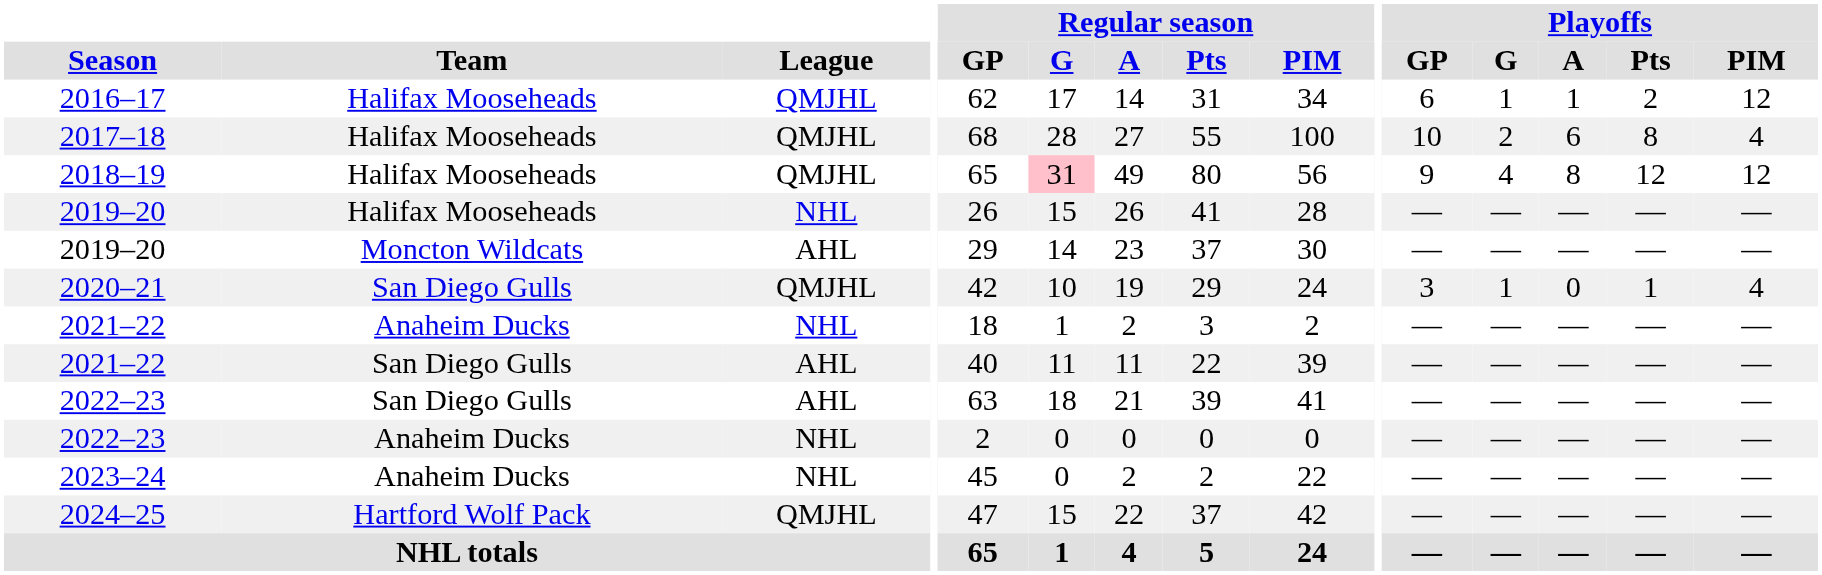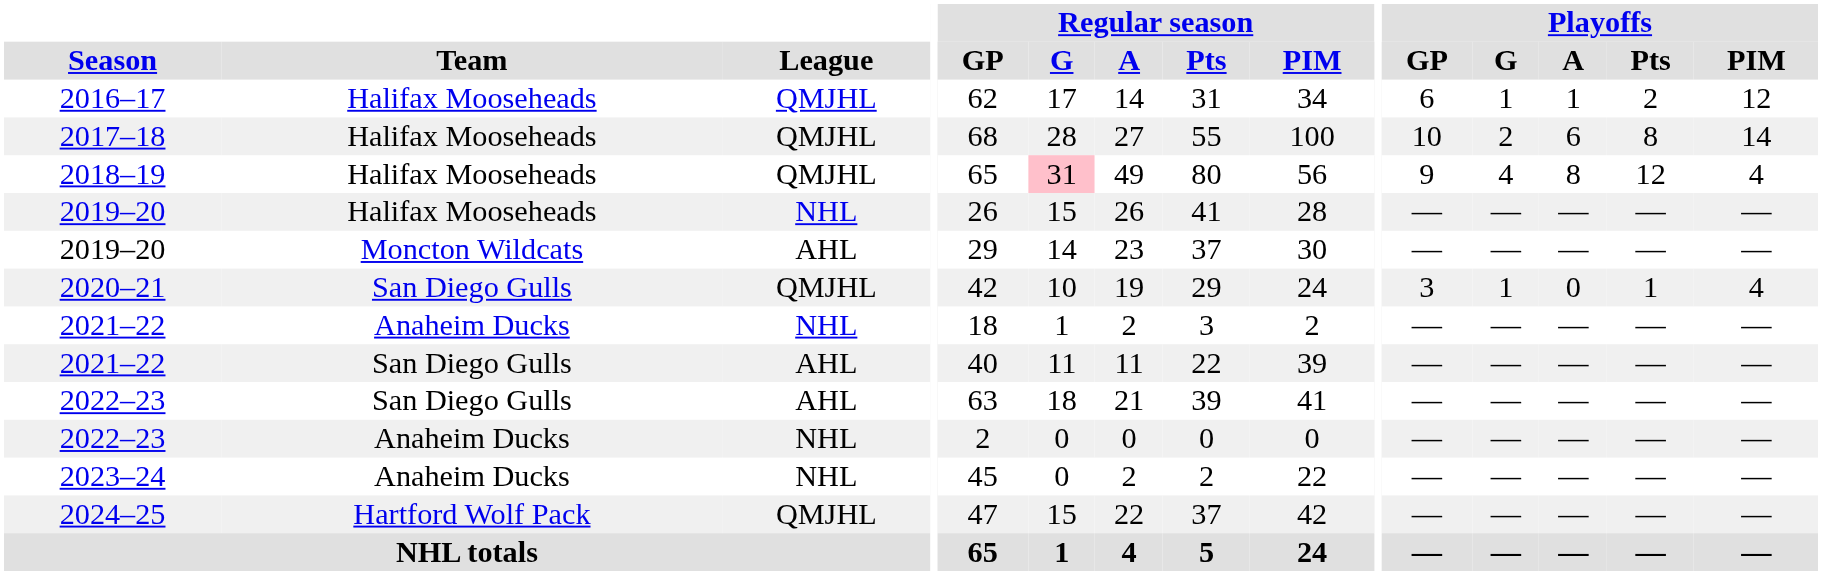(1756, 135) 4 -> (1756, 135) 14
(1756, 173) 12 -> (1756, 173) 4
